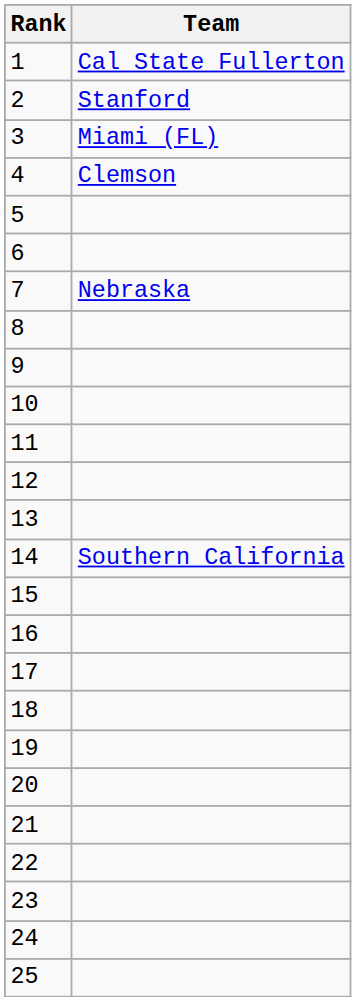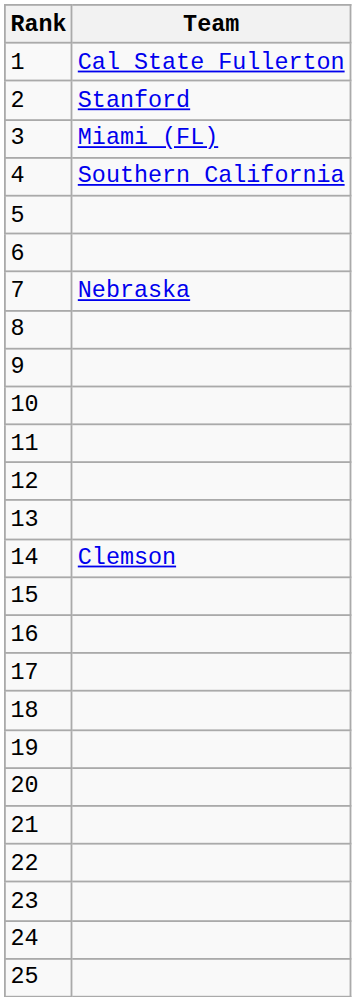(127, 177) Clemson -> (211, 177) Southern California
(211, 558) Southern California -> (127, 558) Clemson
